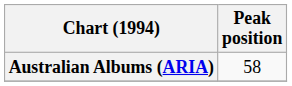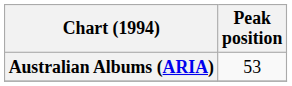(252, 66) 58 -> (252, 66) 53
